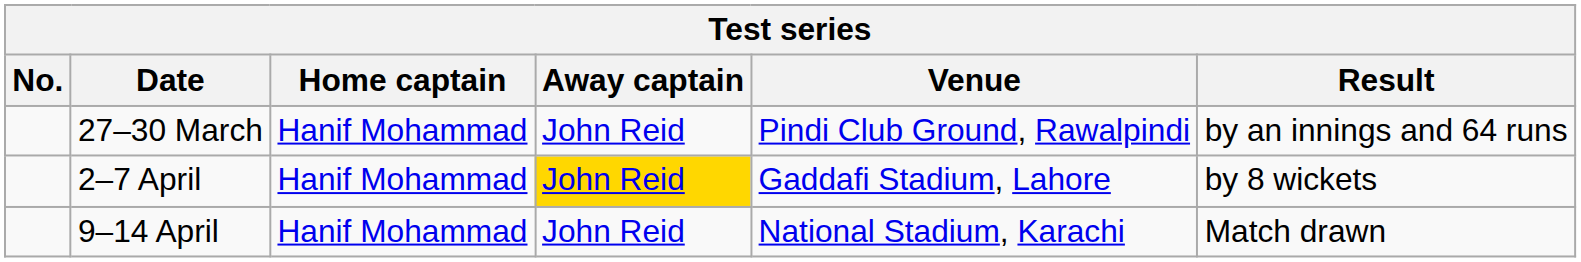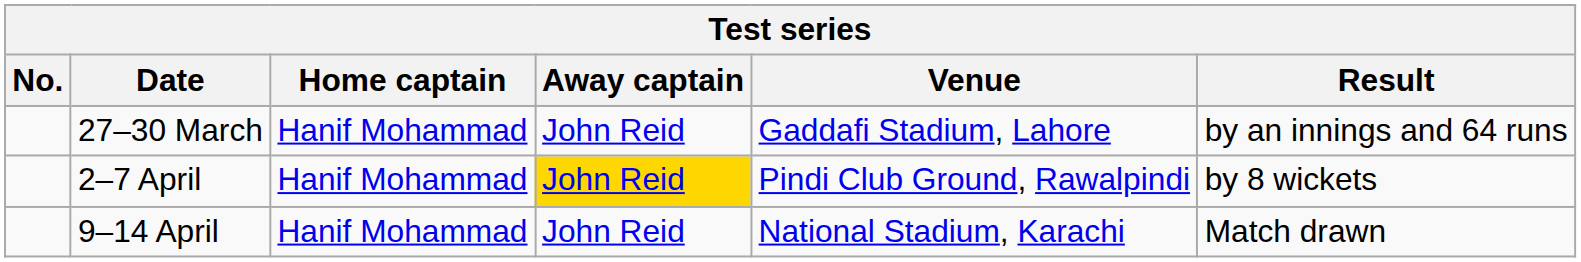(974, 130) Pindi Club Ground, Rawalpindi -> (935, 130) Gaddafi Stadium, Lahore
(935, 180) Gaddafi Stadium, Lahore -> (974, 180) Pindi Club Ground, Rawalpindi
